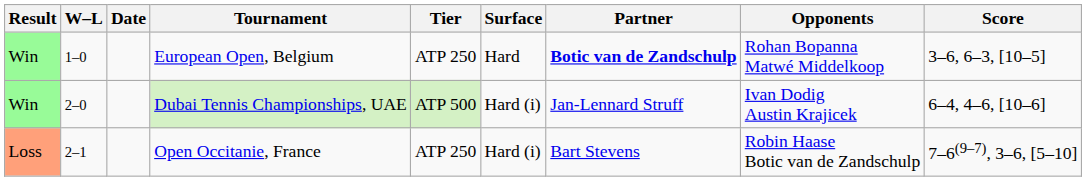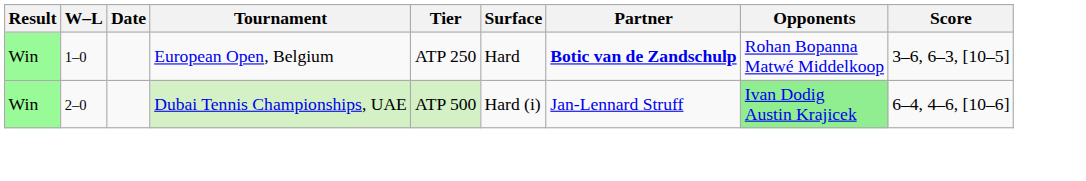(801, 103) no background -> (801, 103) lightgreen background
- row: (238, 151)
